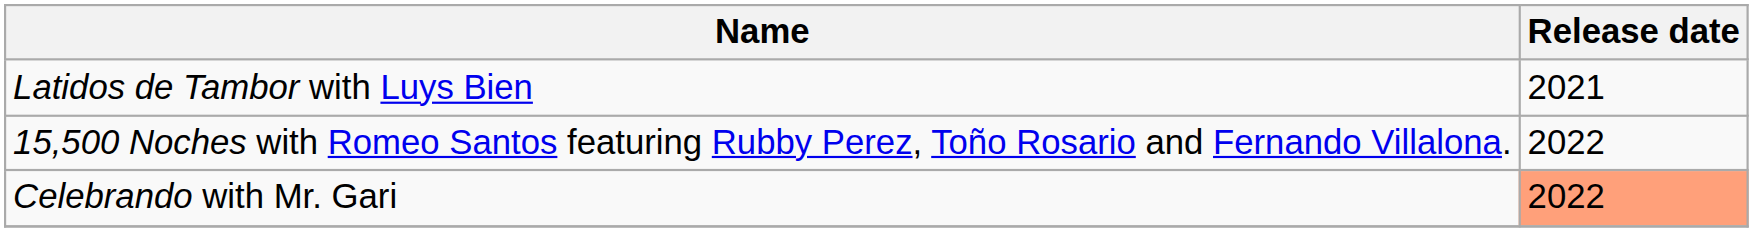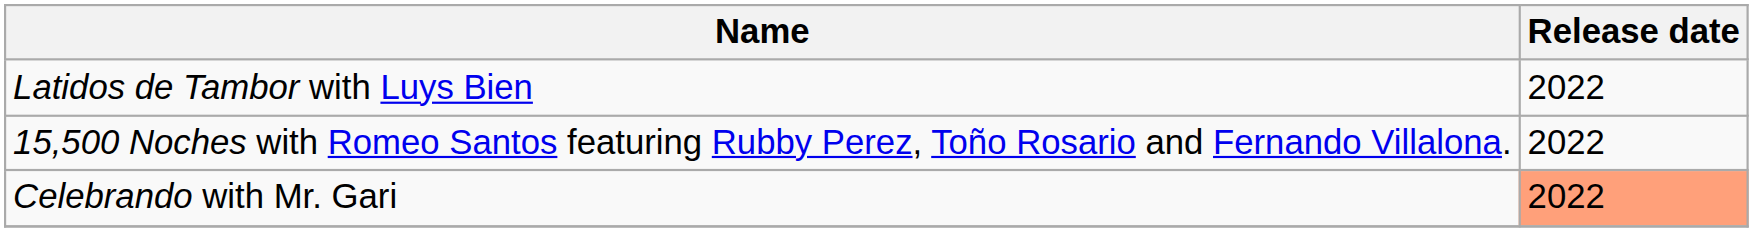(1566, 87) 2021 -> (1566, 87) 2022
